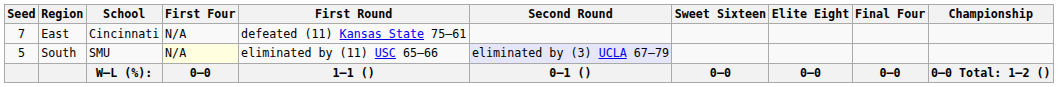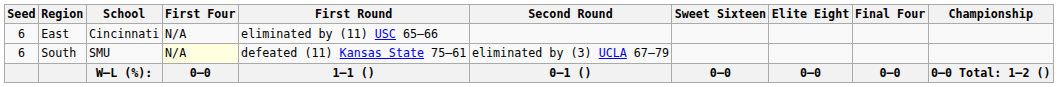(21, 34) 7 -> (21, 34) 6
(354, 34) defeated (11) Kansas State 75–61 -> (340, 34) eliminated by (11) USC 65–66
(21, 53) 5 -> (21, 53) 6
(340, 53) eliminated by (11) USC 65–66 -> (354, 53) defeated (11) Kansas State 75–61
(570, 53) lavender background -> (570, 53) no background
